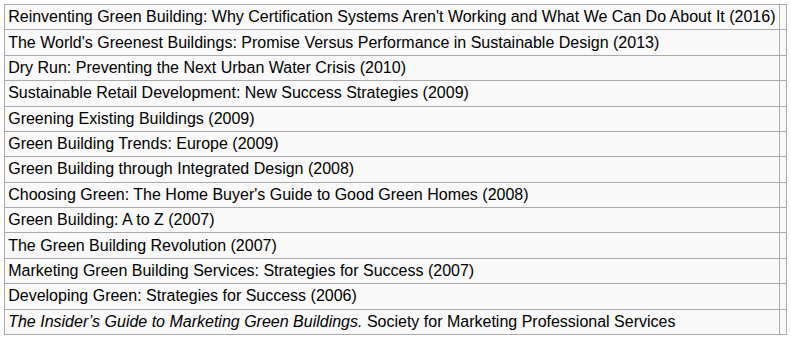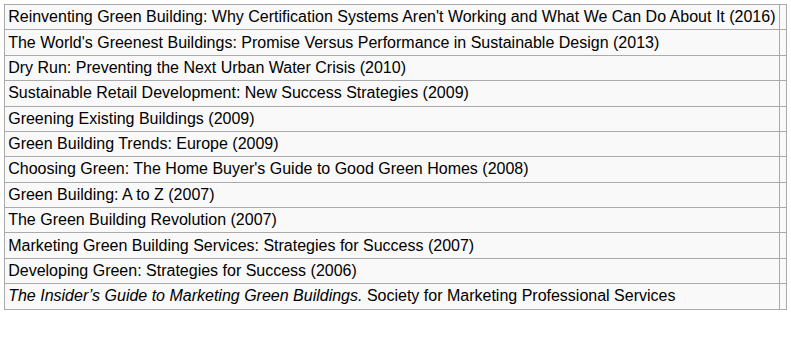- row: (181, 169)
